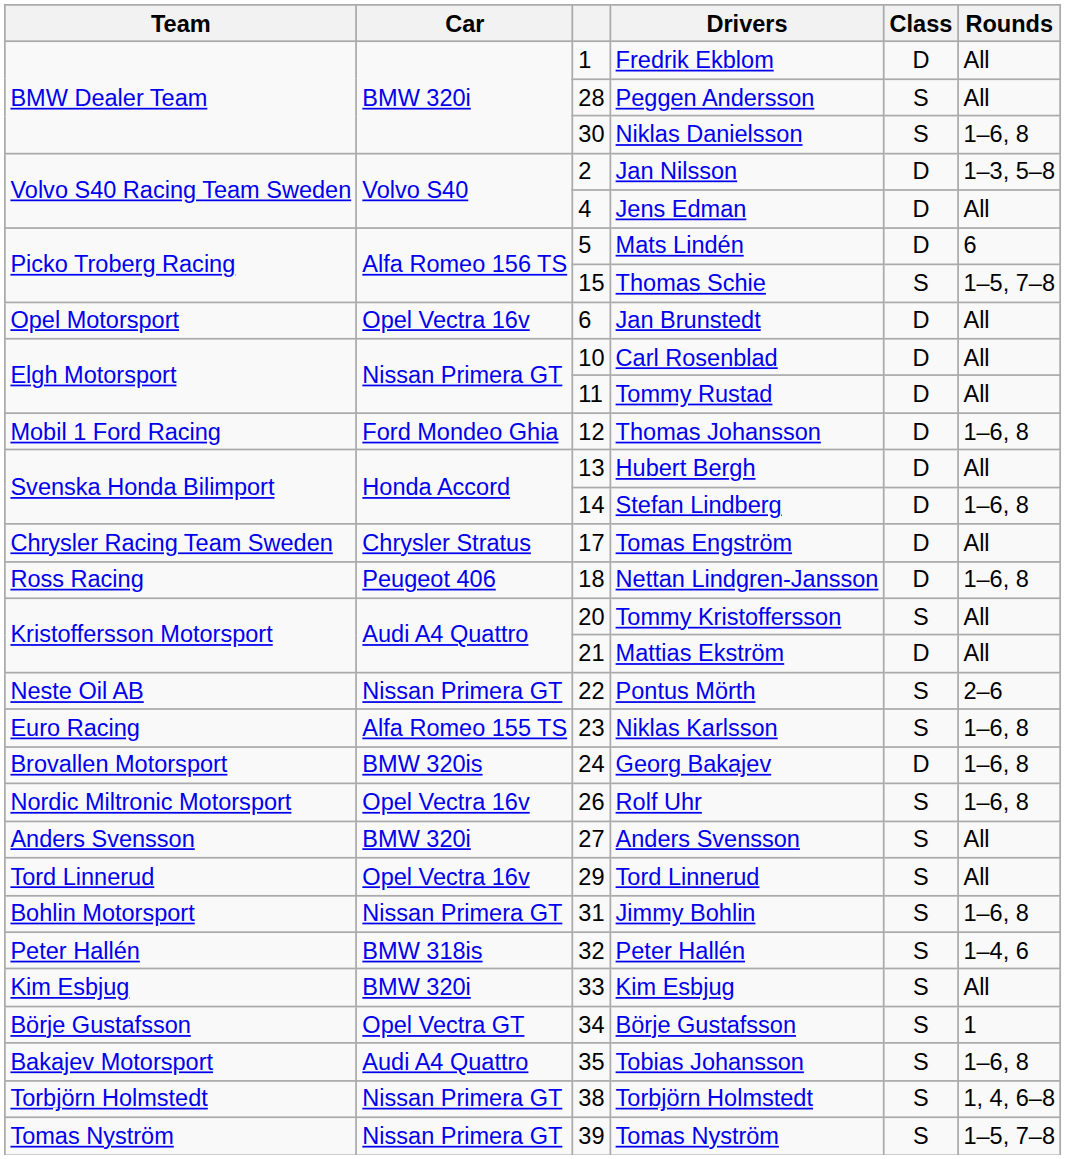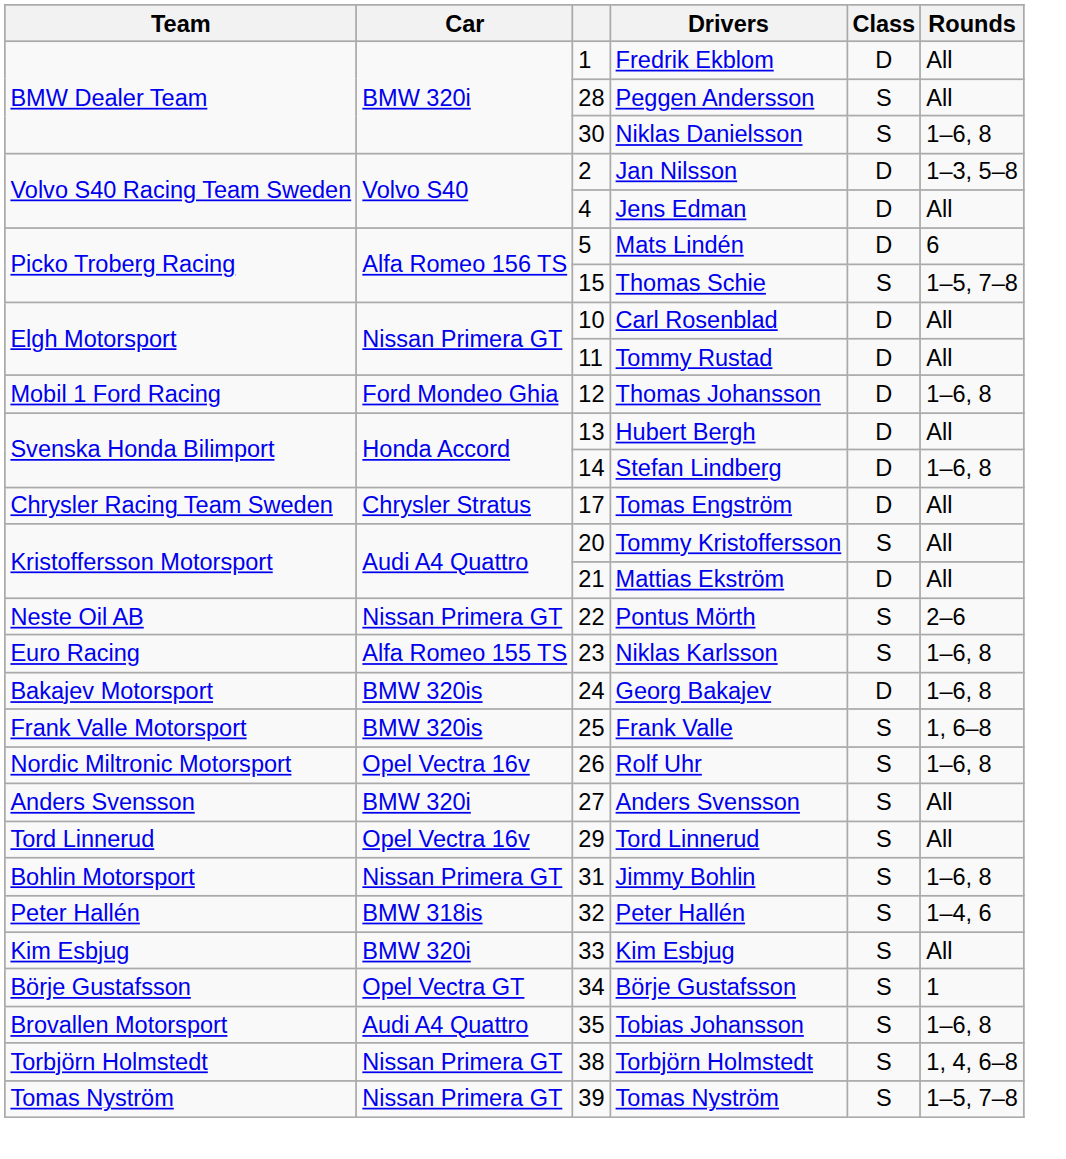- row: (688, 320)
- row: (747, 579)
(119, 765) Brovallen Motorsport -> (112, 691) Bakajev Motorsport
+ row: (674, 728)
(112, 1061) Bakajev Motorsport -> (119, 1024) Brovallen Motorsport
